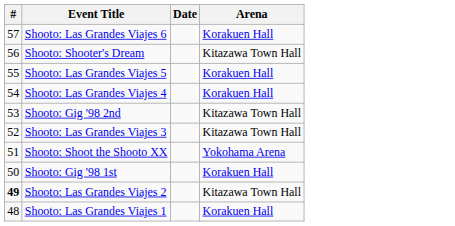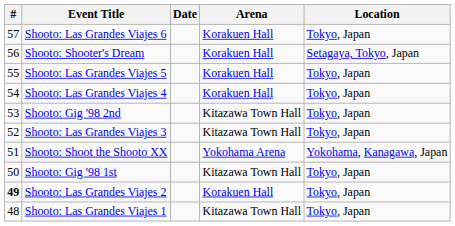+ column: (377, 14)
(252, 54) Kitazawa Town Hall -> (238, 54) Korakuen Hall
(238, 172) Korakuen Hall -> (252, 172) Kitazawa Town Hall
(252, 192) Kitazawa Town Hall -> (238, 192) Korakuen Hall
(238, 211) Korakuen Hall -> (252, 211) Kitazawa Town Hall
